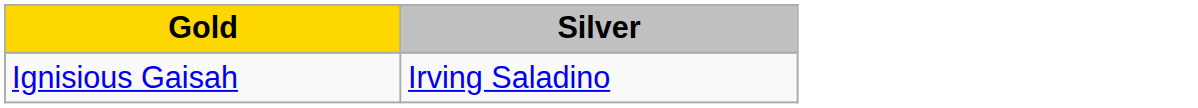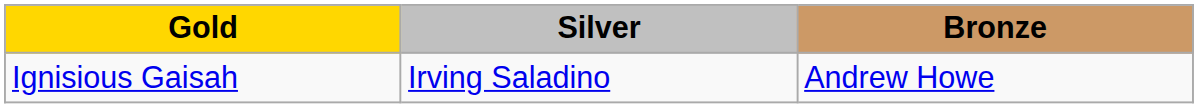+ column: (995, 28)
